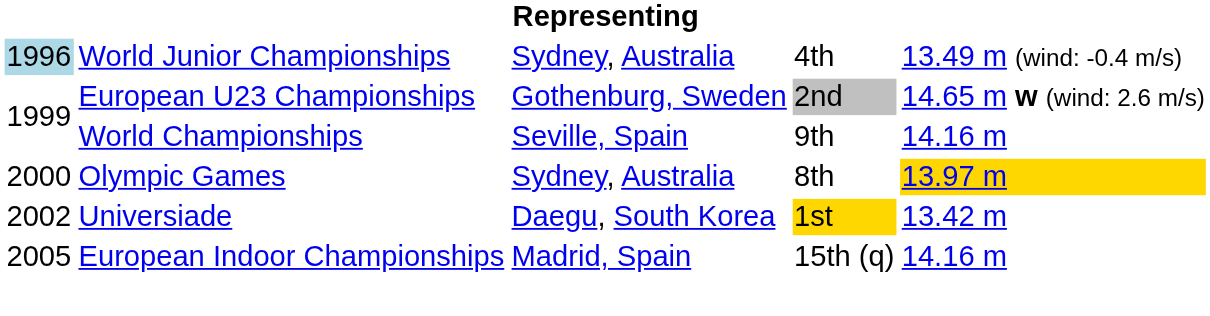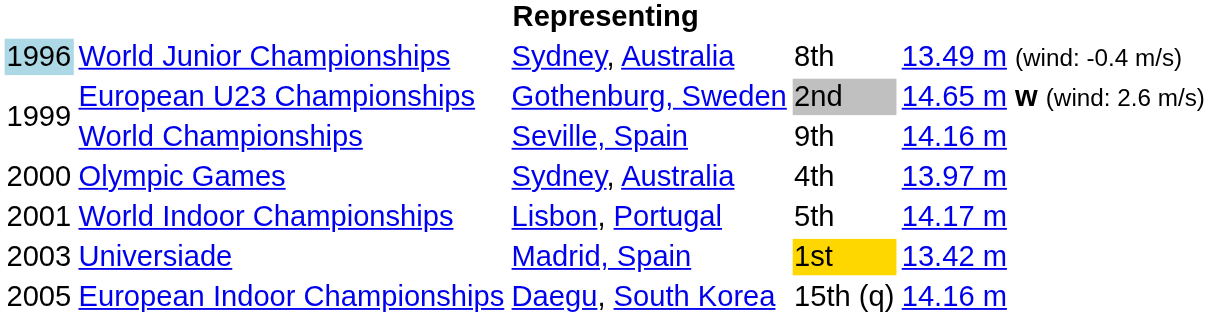(814, 56) 4th -> (814, 56) 8th
(814, 176) 8th -> (814, 176) 4th
(954, 176) gold background -> (954, 176) no background
+ row: (266, 216)
(39, 216) 2002 -> (39, 256) 2003
(644, 216) Daegu, South Korea -> (601, 256) Madrid, Spain
(601, 256) Madrid, Spain -> (644, 296) Daegu, South Korea
